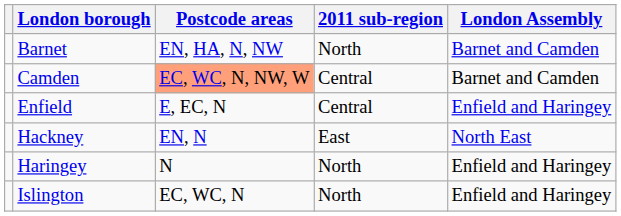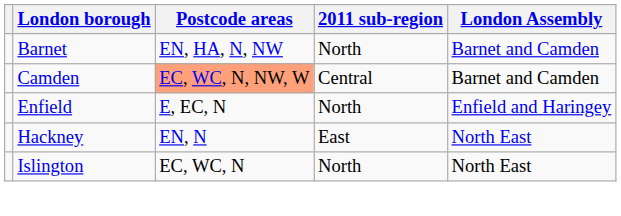(345, 107) Central -> (340, 107) North
- row: (52, 166)
(531, 195) Enfield and Haringey -> (491, 166) North East
